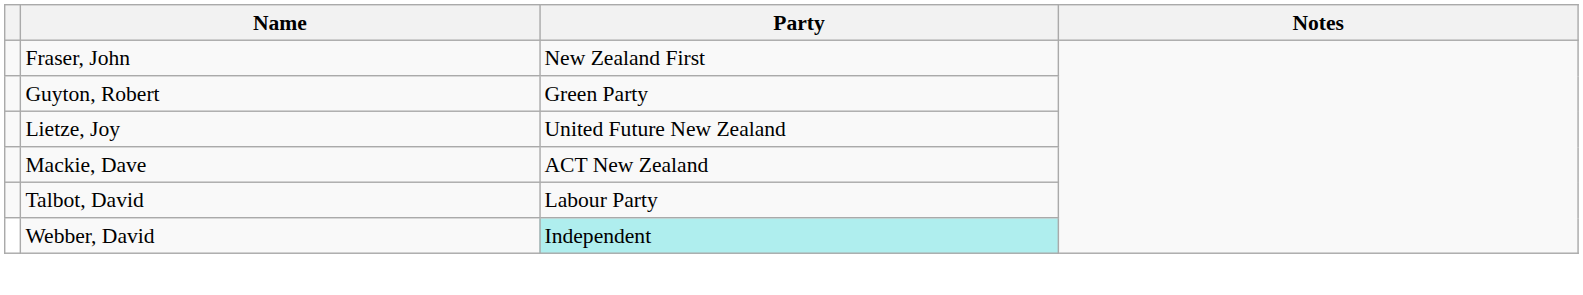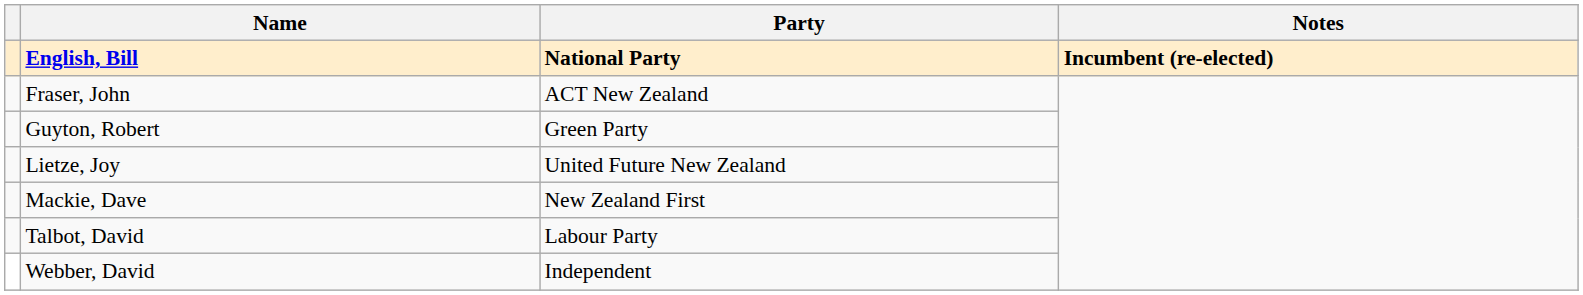+ row: (82, 58)
(625, 58) New Zealand First -> (626, 93) ACT New Zealand
(626, 164) ACT New Zealand -> (625, 200) New Zealand First
(598, 236) paleturquoise background -> (598, 271) no background
